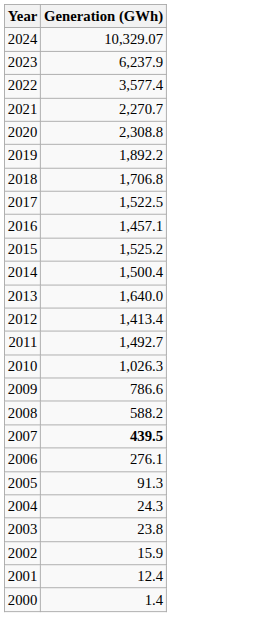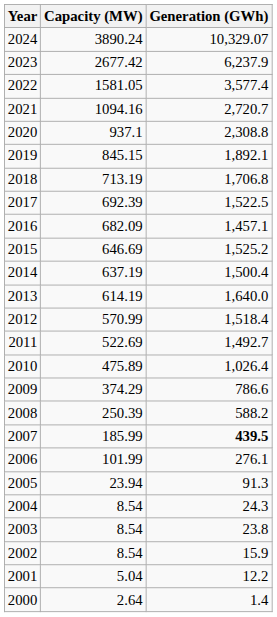+ column: (93, 16)
(141, 109) 2,270.7 -> (246, 109) 2,720.7
(141, 156) 1,892.2 -> (246, 156) 1,892.1
(141, 319) 1,413.4 -> (246, 319) 1,518.4
(141, 366) 1,026.3 -> (246, 366) 1,026.4
(150, 576) 12.4 -> (255, 576) 12.2
